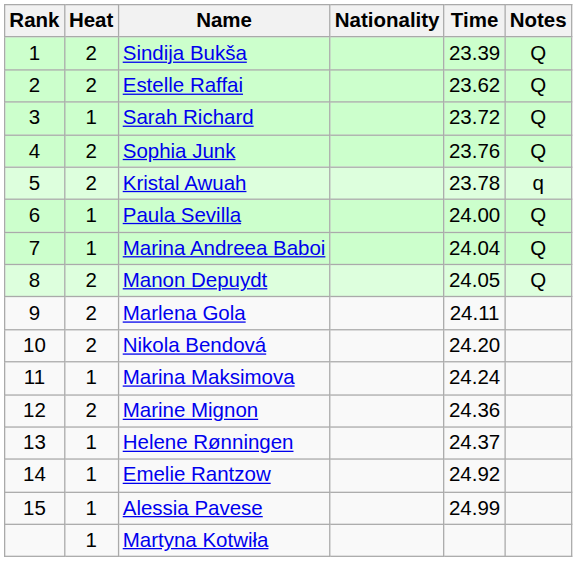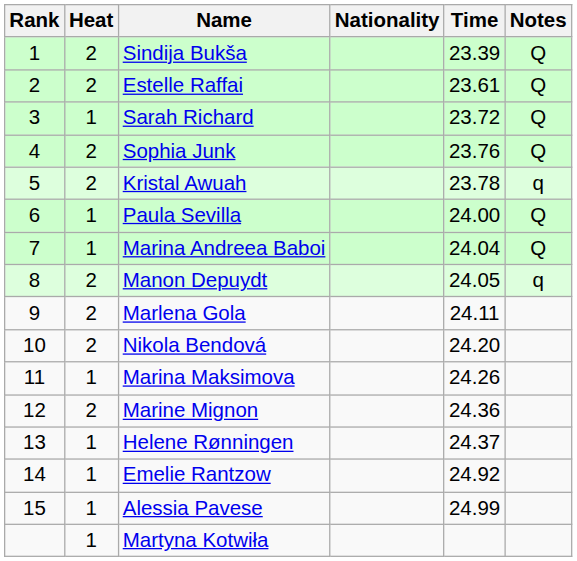(475, 85) 23.62 -> (475, 85) 23.61
(538, 280) Q -> (538, 280) q
(475, 378) 24.24 -> (475, 378) 24.26
